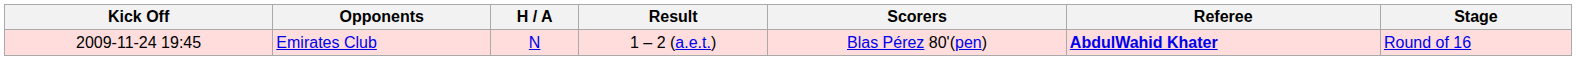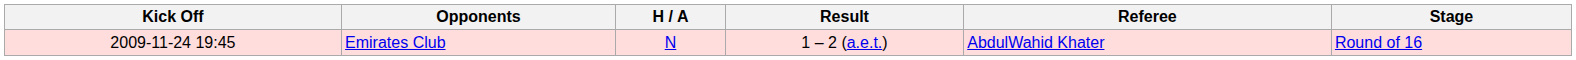- column: (917, 17)
(1144, 42) bold -> (1036, 42) normal
